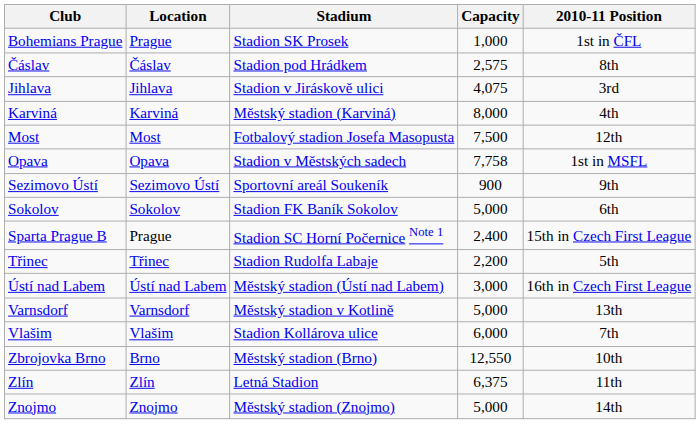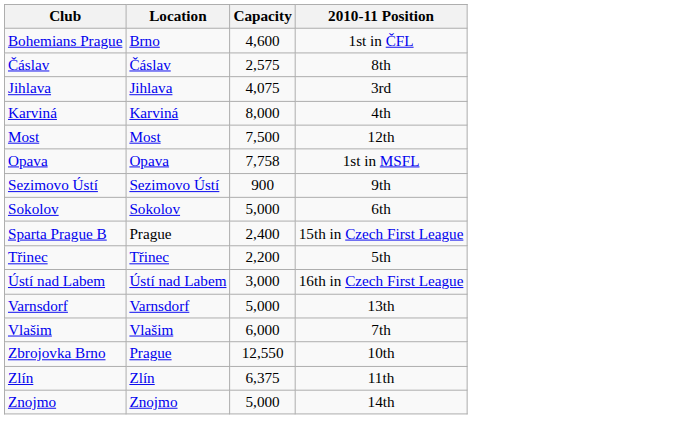- column: (344, 16)
(150, 40) Prague -> (145, 40) Brno
(490, 40) 1,000 -> (263, 40) 4,600
(145, 358) Brno -> (150, 354) Prague
